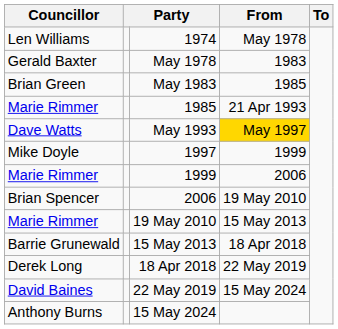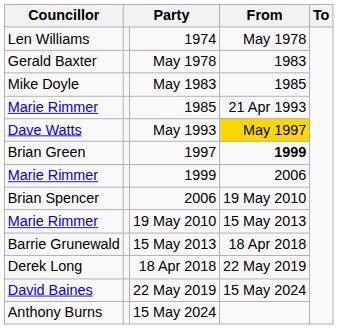(47, 84) Brian Green -> (43, 84) Mike Doyle
(43, 152) Mike Doyle -> (47, 152) Brian Green
(290, 152) normal -> (290, 152) bold
